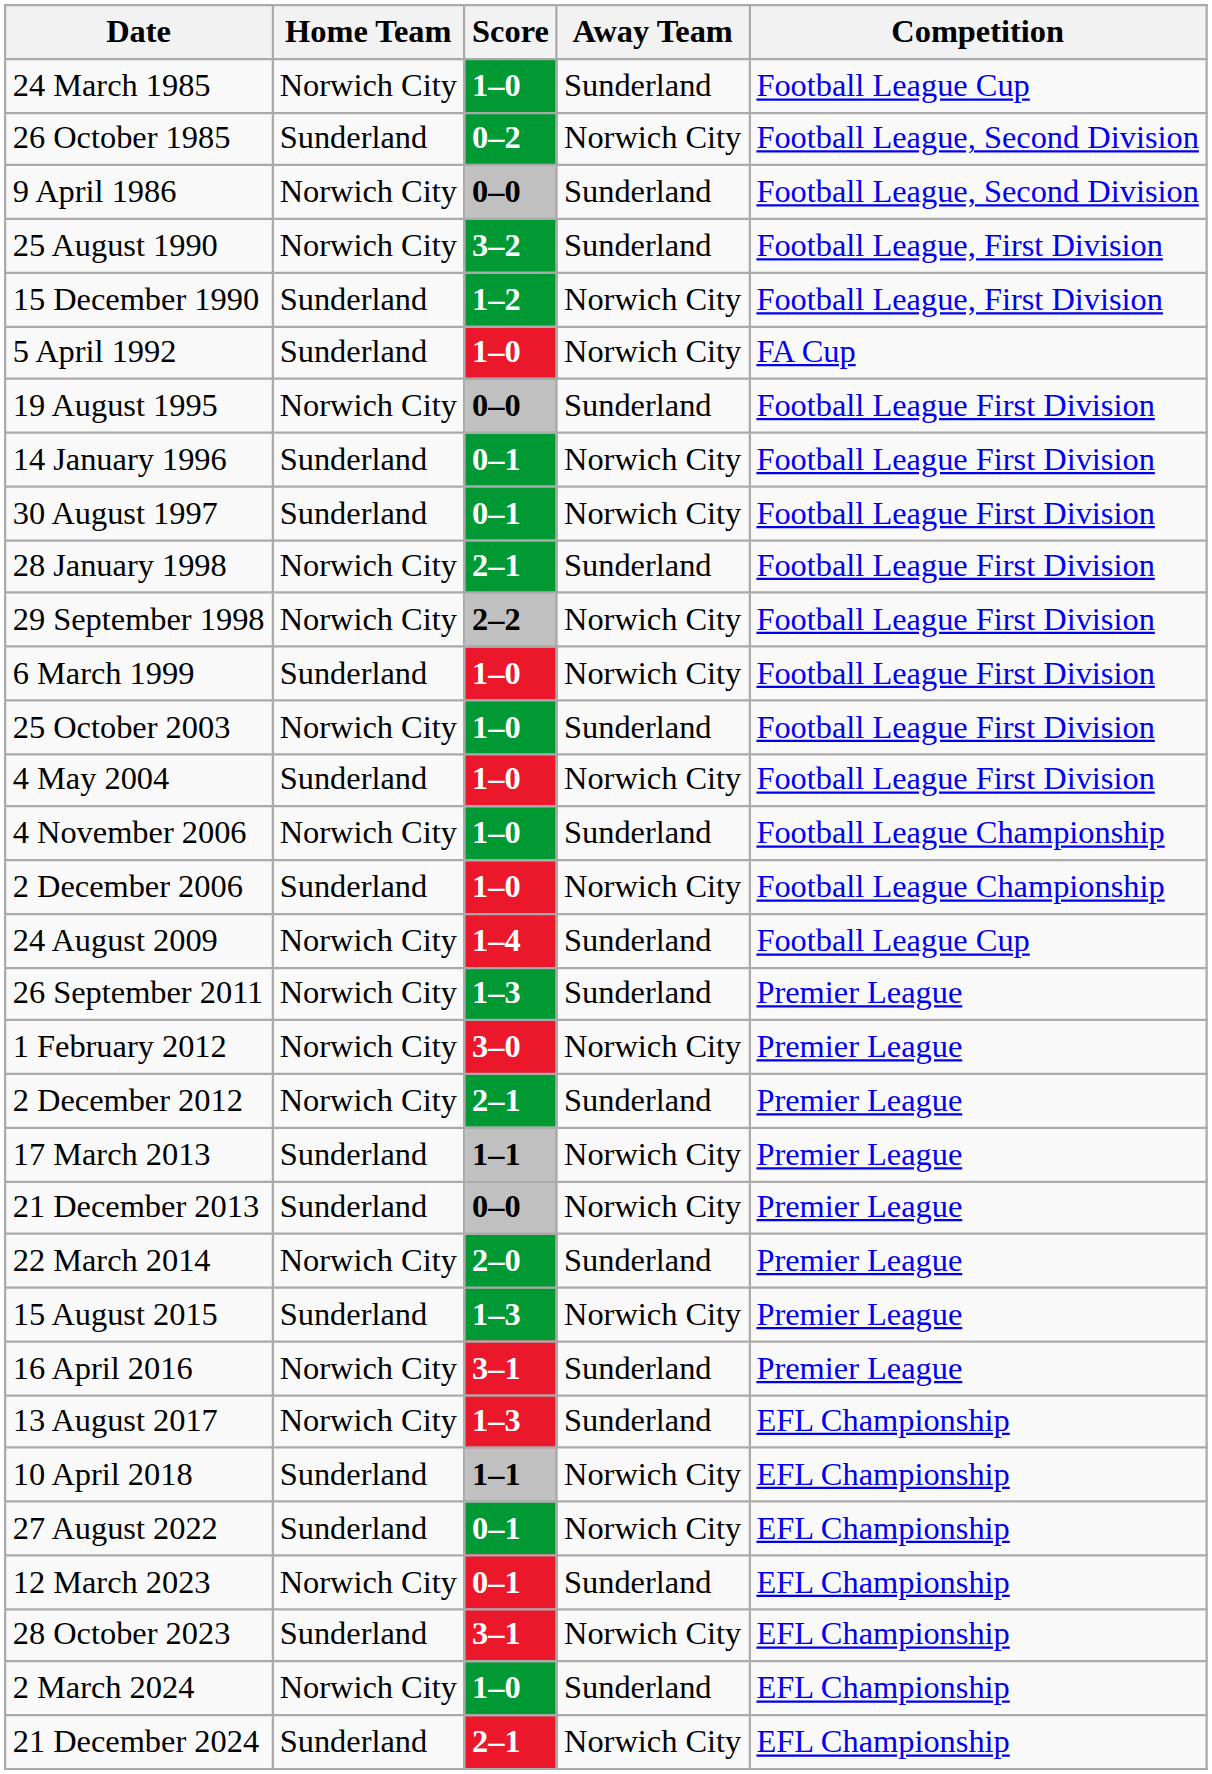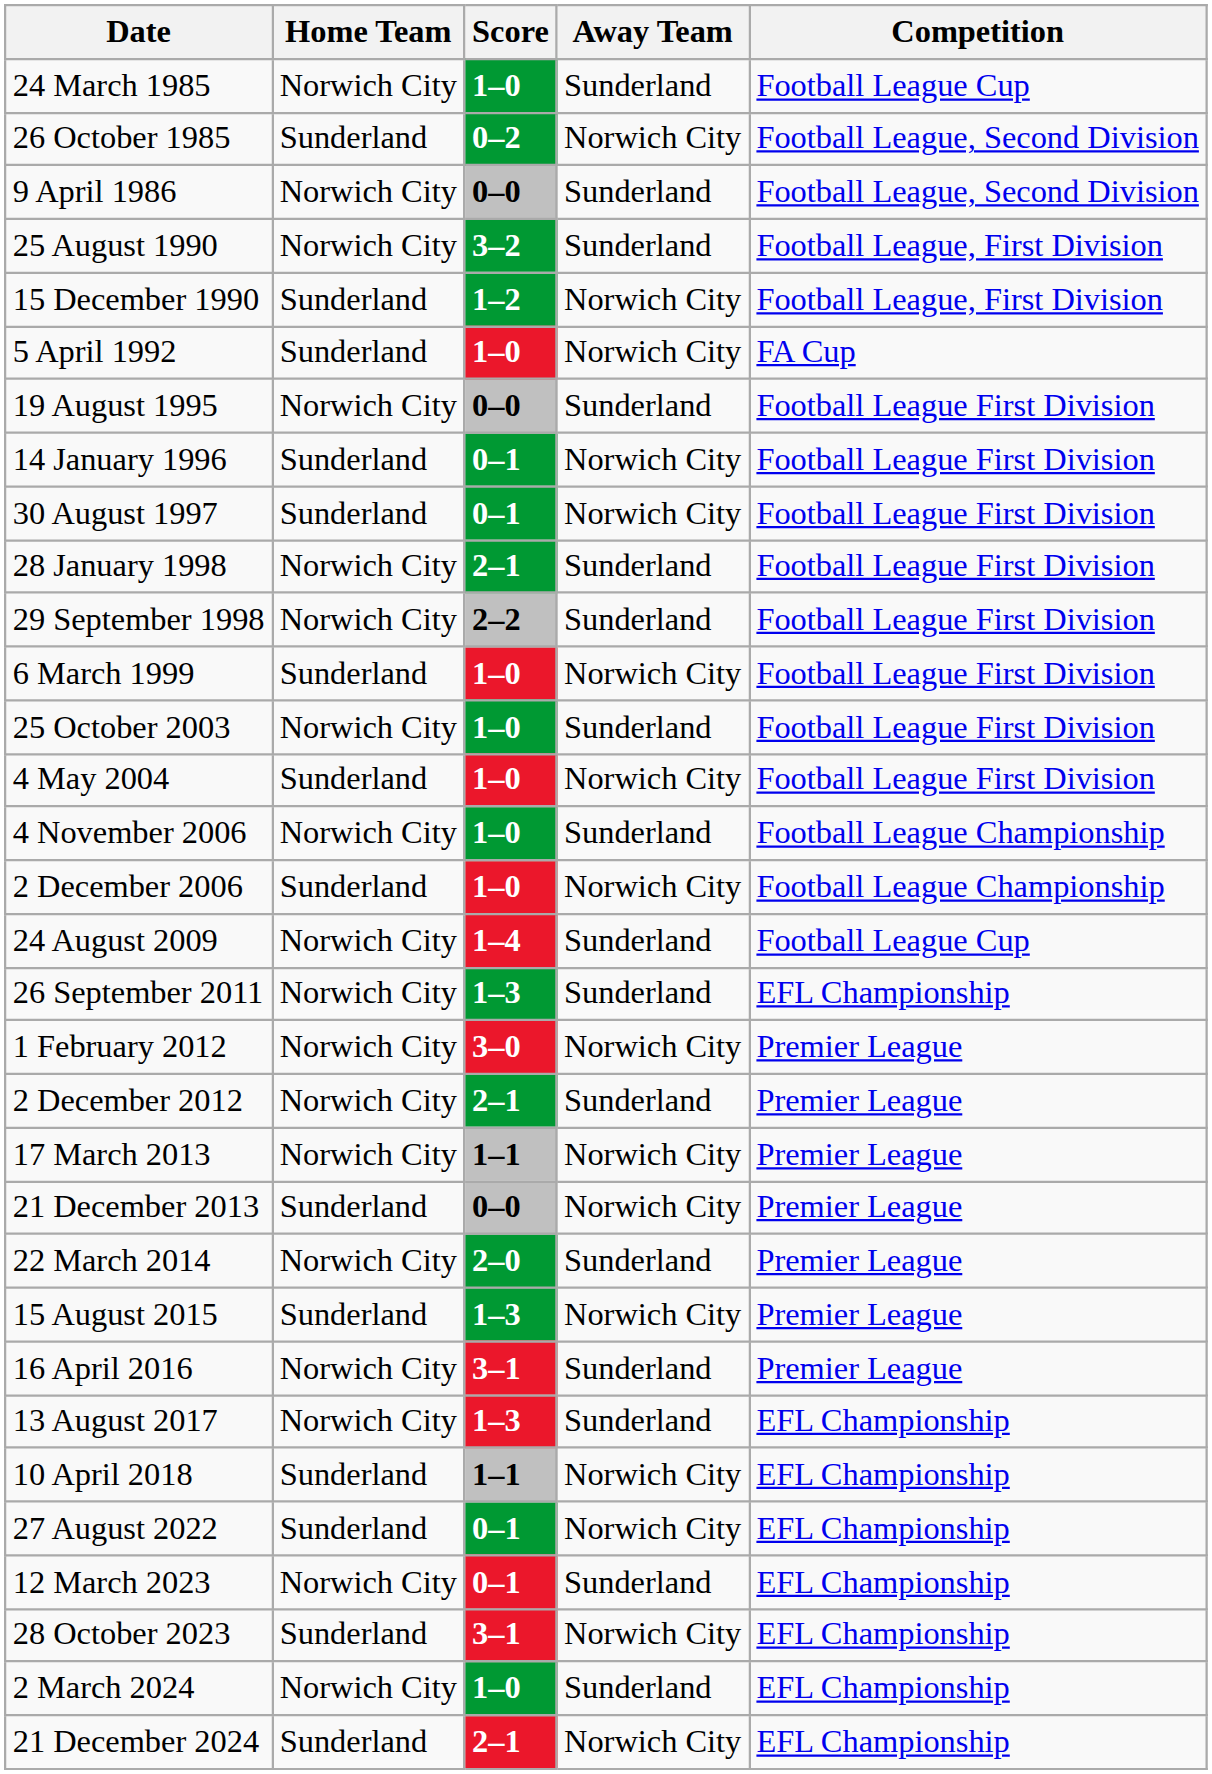(653, 619) Norwich City -> (638, 619) Sunderland
(859, 993) Premier League -> (883, 993) EFL Championship
(353, 1153) Sunderland -> (368, 1153) Norwich City
